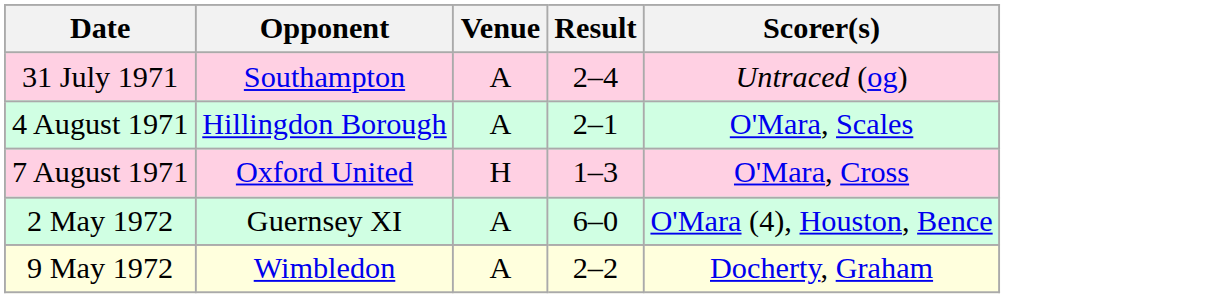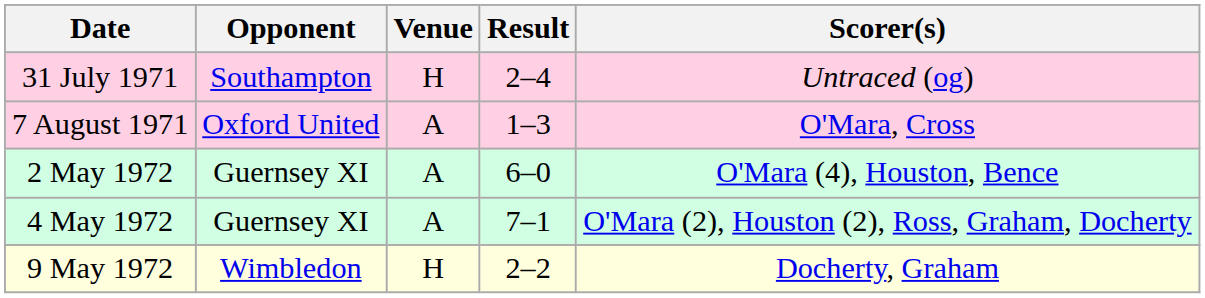(500, 76) A -> (433, 76) H
- row: (100, 124)
(500, 172) H -> (433, 124) A
+ row: (100, 220)
(500, 268) A -> (433, 268) H
